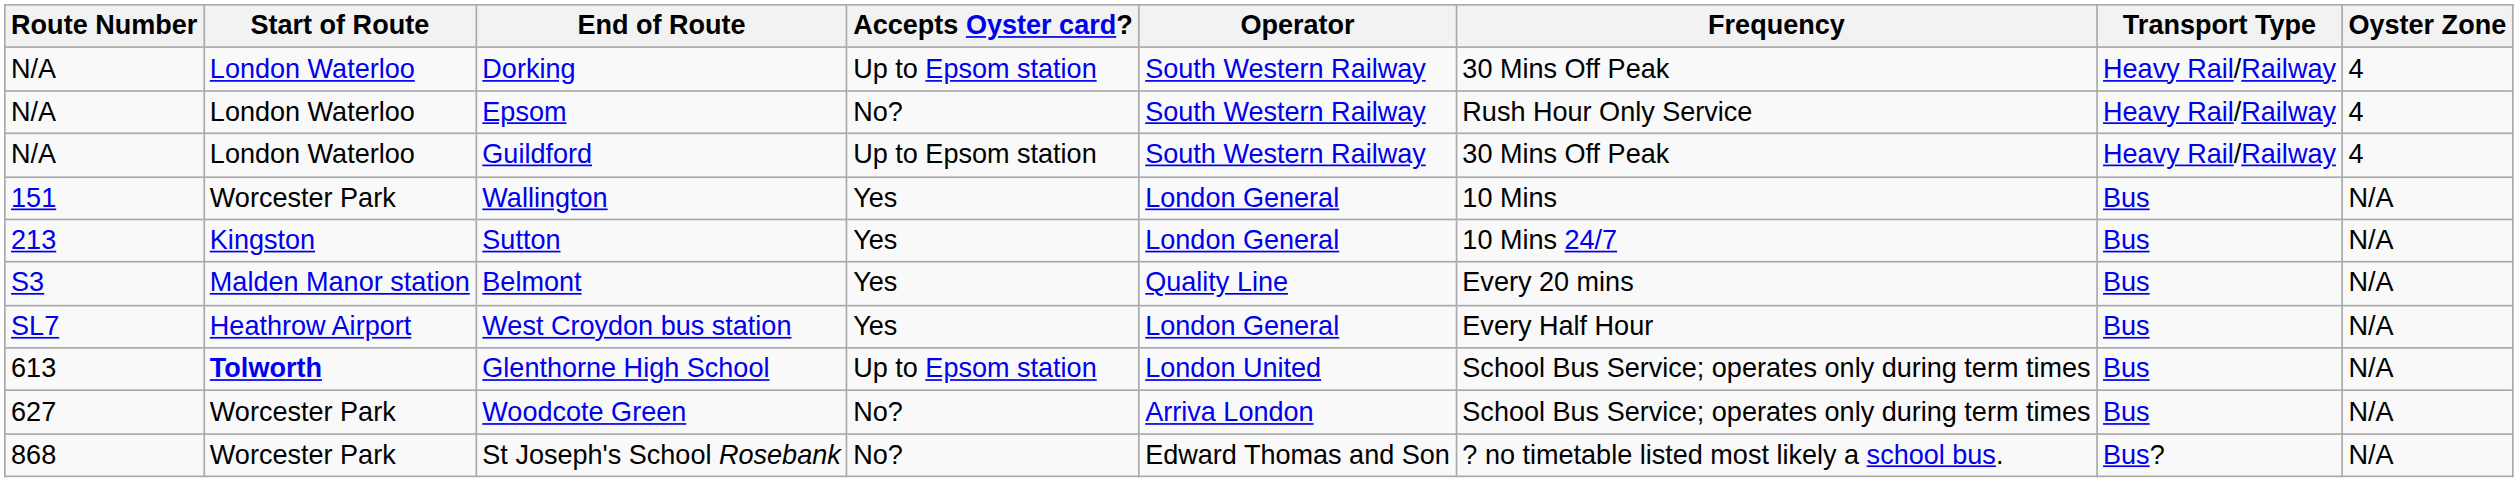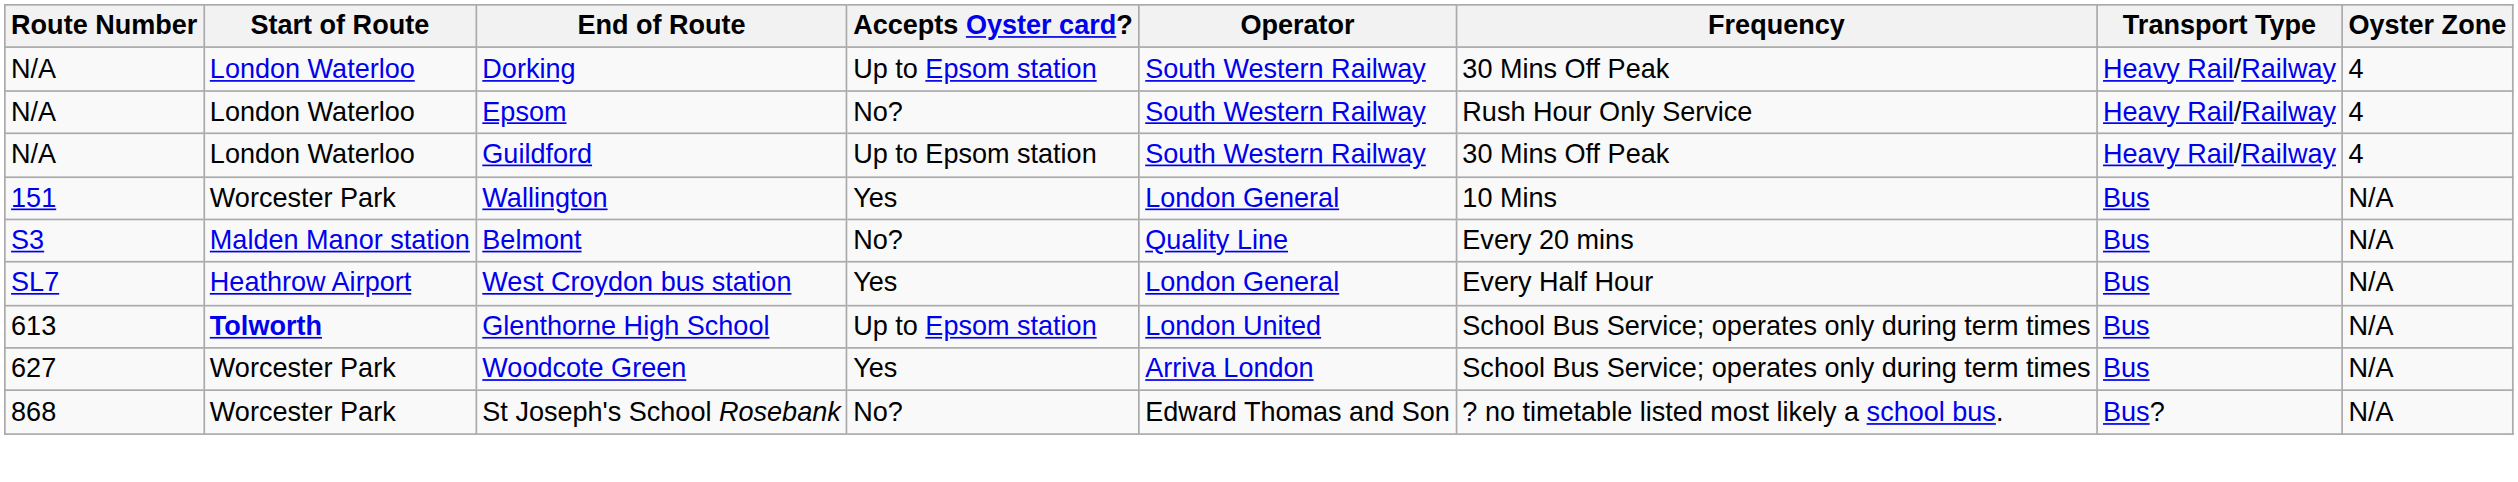- row: (521, 240)
(875, 283) Yes -> (878, 240) No?
(878, 411) No? -> (875, 369) Yes
